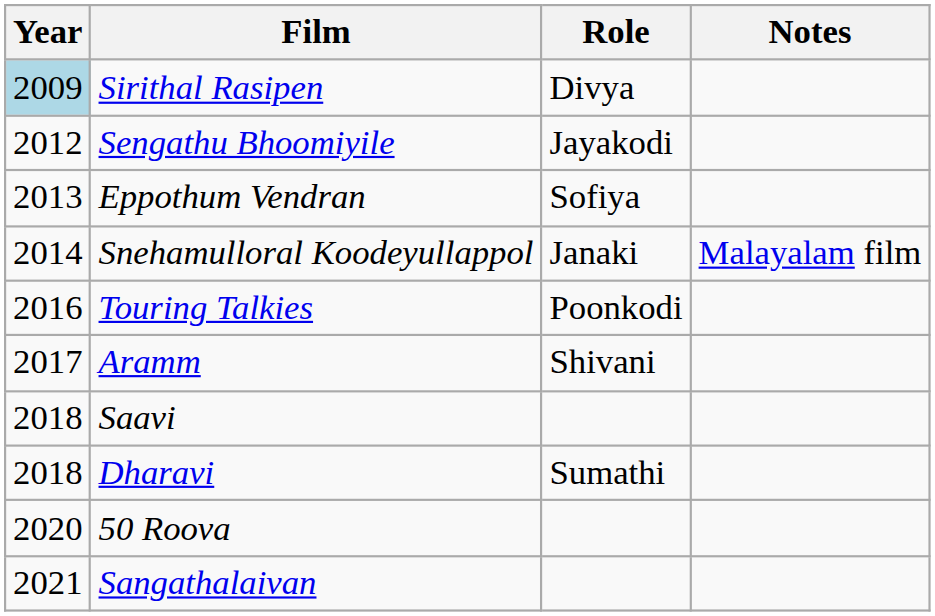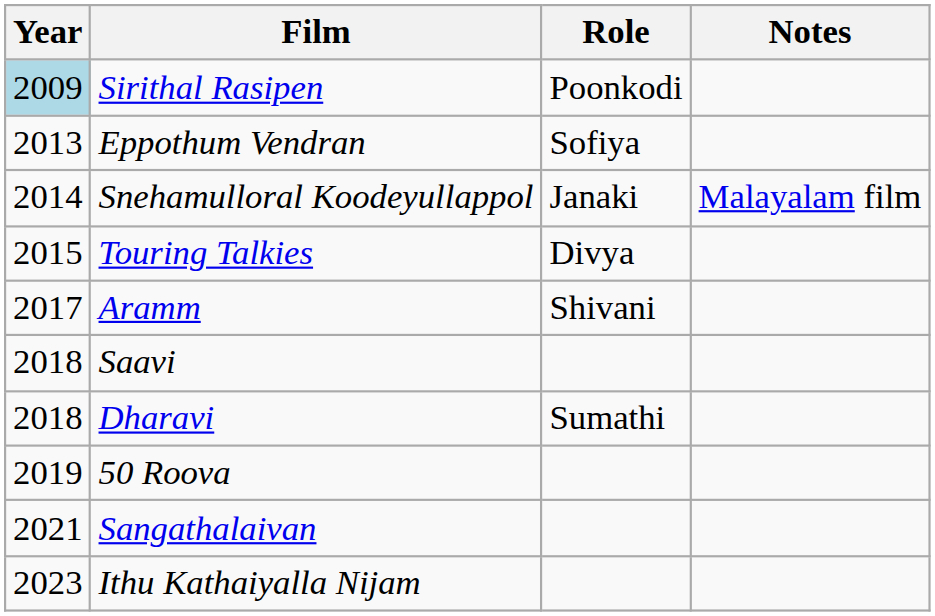(592, 87) Divya -> (616, 87) Poonkodi
- row: (247, 142)
(48, 307) 2016 -> (48, 252) 2015
(616, 307) Poonkodi -> (592, 252) Divya
(48, 527) 2020 -> (48, 472) 2019
+ row: (260, 582)
